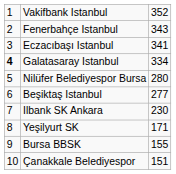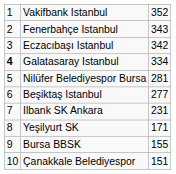(160, 45) 341 -> (160, 45) 342
(160, 78) 280 -> (160, 78) 281
(160, 111) 230 -> (160, 111) 231
